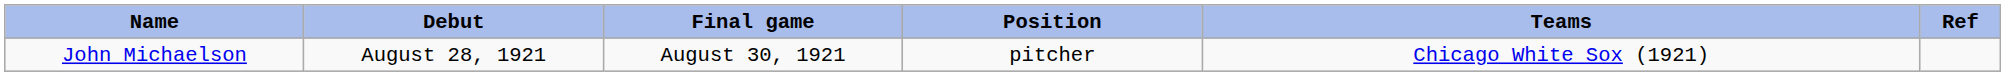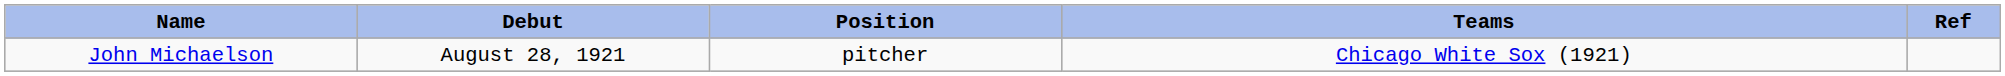- column: (753, 22)
